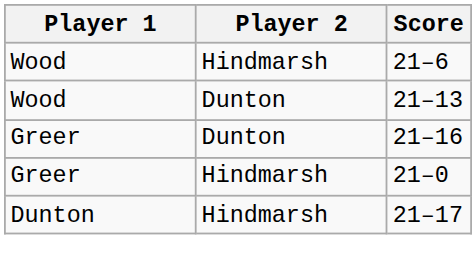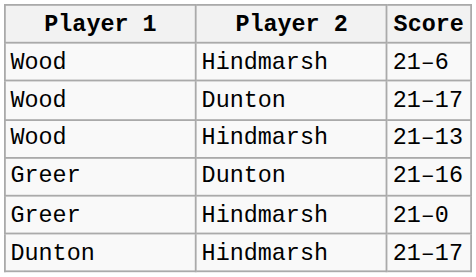+ row: (39, 100)
(244, 100) Dunton -> (265, 138) Hindmarsh
